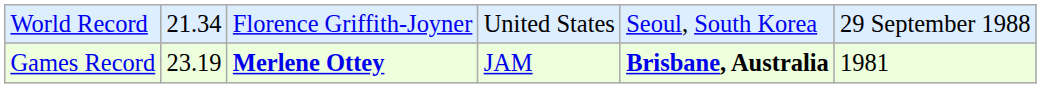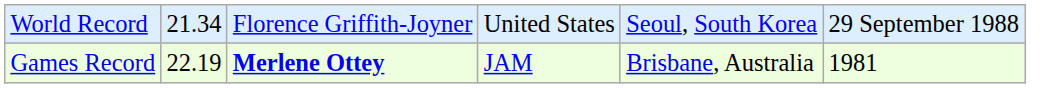(194, 62) 23.19 -> (194, 62) 22.19
(727, 62) bold -> (720, 62) normal
